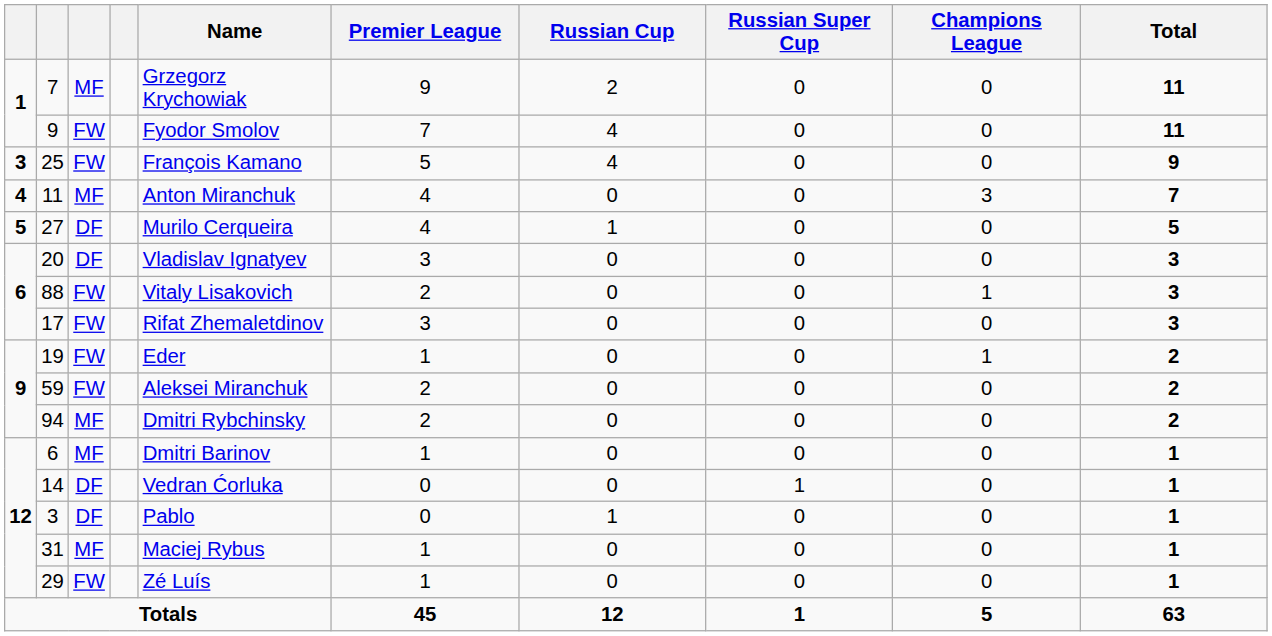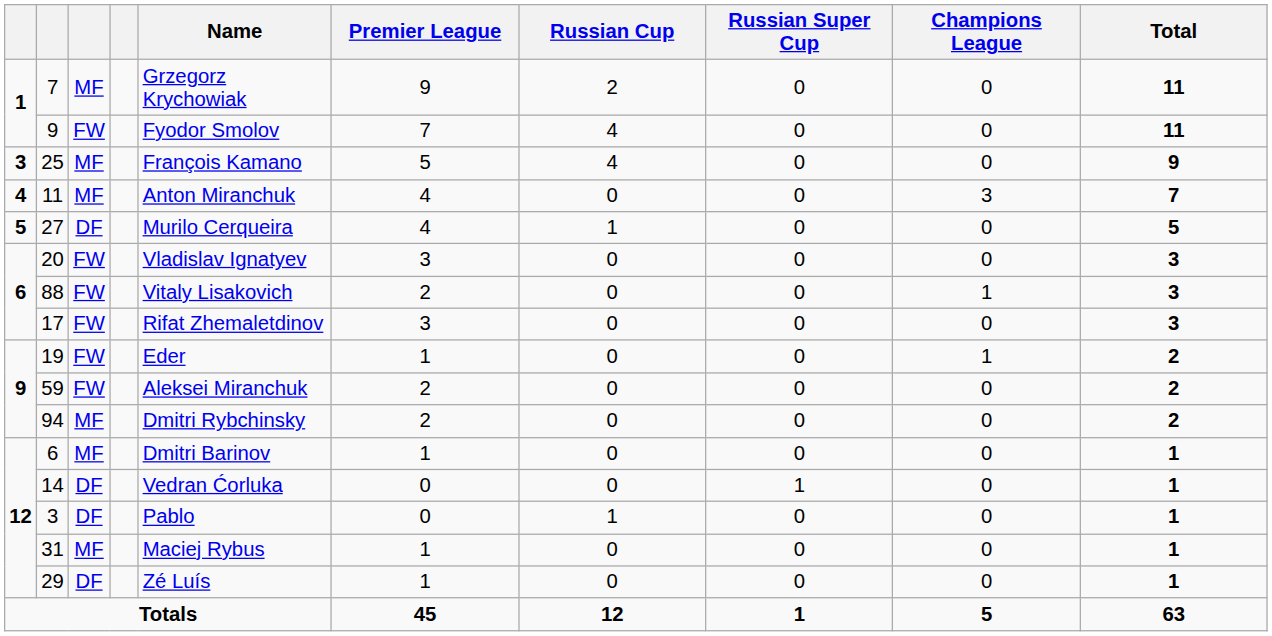(89, 163) FW -> (89, 163) MF
(89, 259) DF -> (89, 259) FW
(89, 581) FW -> (89, 581) DF
